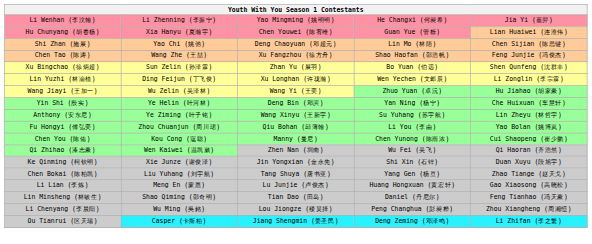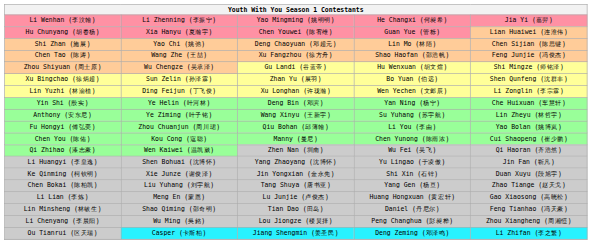+ row: (63, 67)
- row: (63, 91)
+ row: (63, 161)
